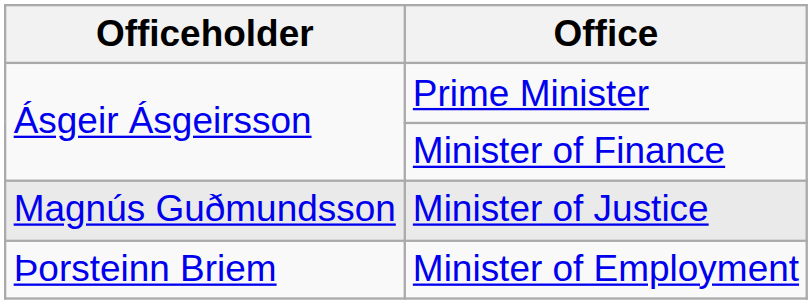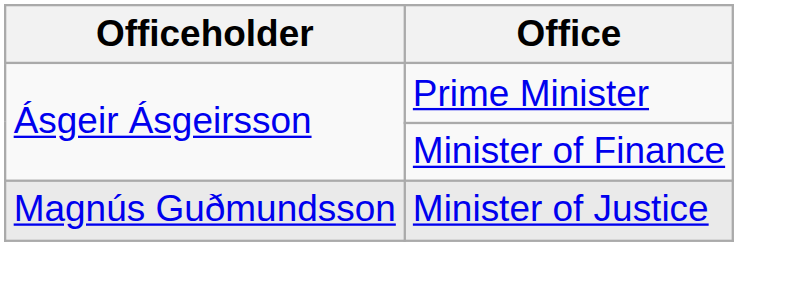- row: (606, 268)
